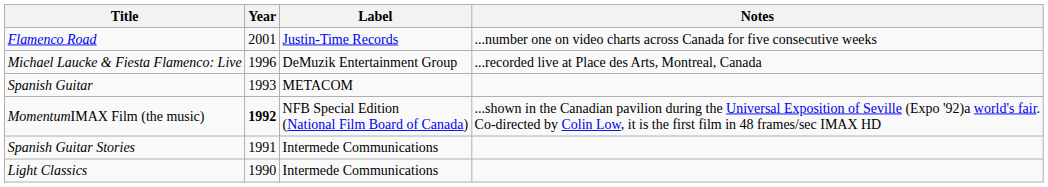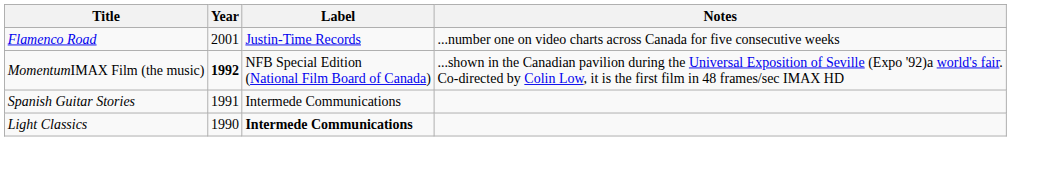- row: (125, 62)
- row: (50, 85)
(360, 171) normal -> (329, 125) bold
